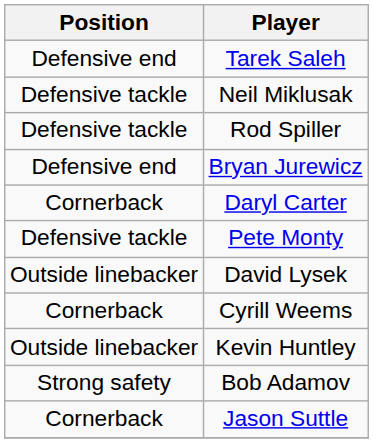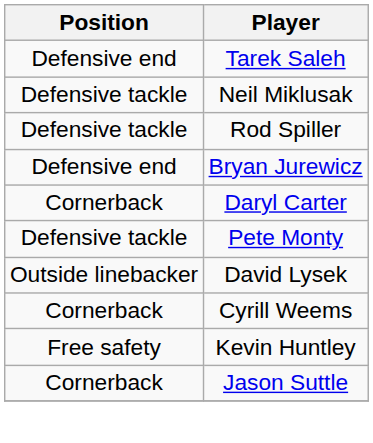(104, 346) Outside linebacker -> (104, 346) Free safety
- row: (286, 382)
